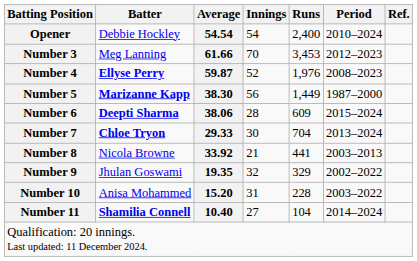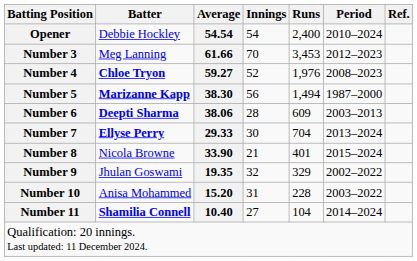(131, 73) Ellyse Perry -> (132, 73) Chloe Tryon
(219, 73) 59.87 -> (219, 73) 59.27
(306, 93) 1,449 -> (306, 93) 1,494
(354, 113) 2015–2024 -> (354, 113) 2003–2013
(132, 133) Chloe Tryon -> (131, 133) Ellyse Perry
(219, 152) 33.92 -> (219, 152) 33.90
(301, 152) 441 -> (301, 152) 401
(354, 152) 2003–2013 -> (354, 152) 2015–2024
